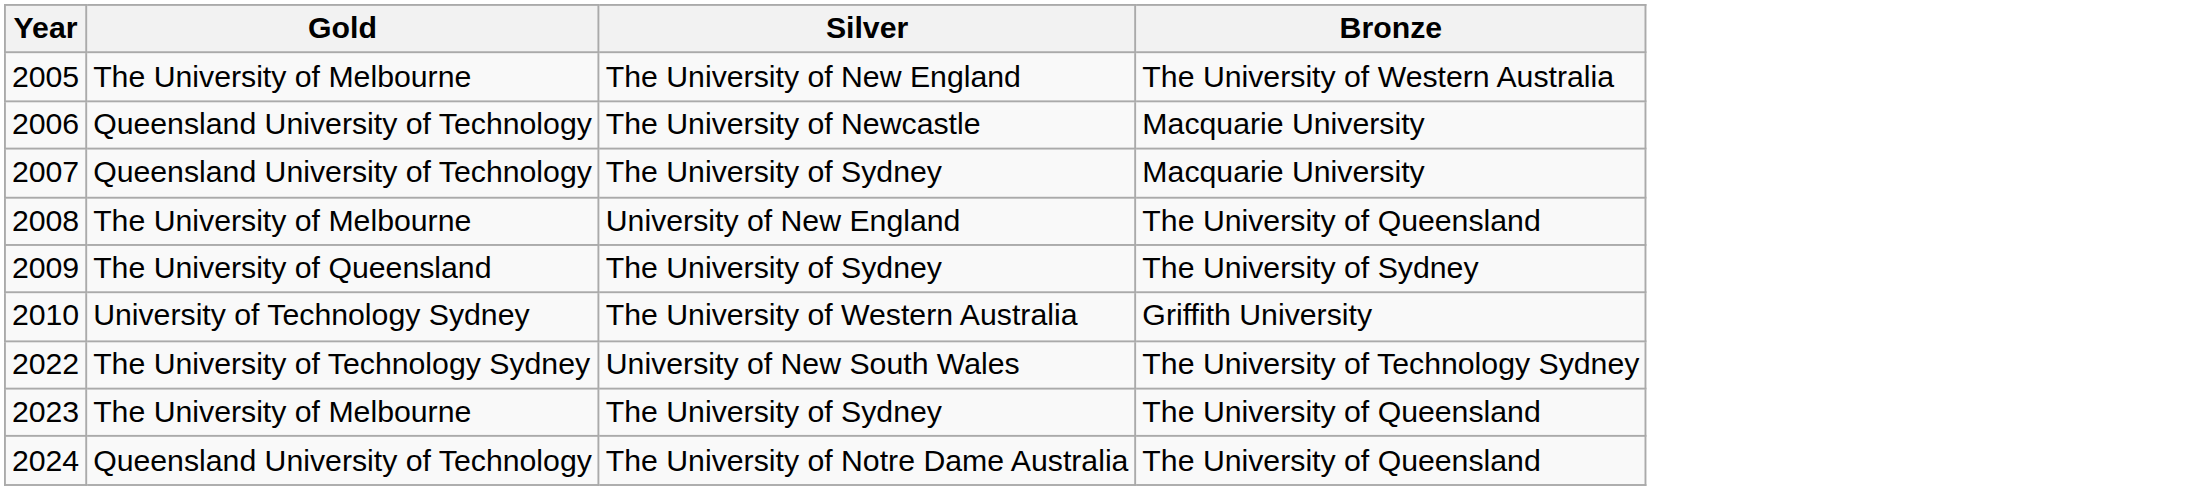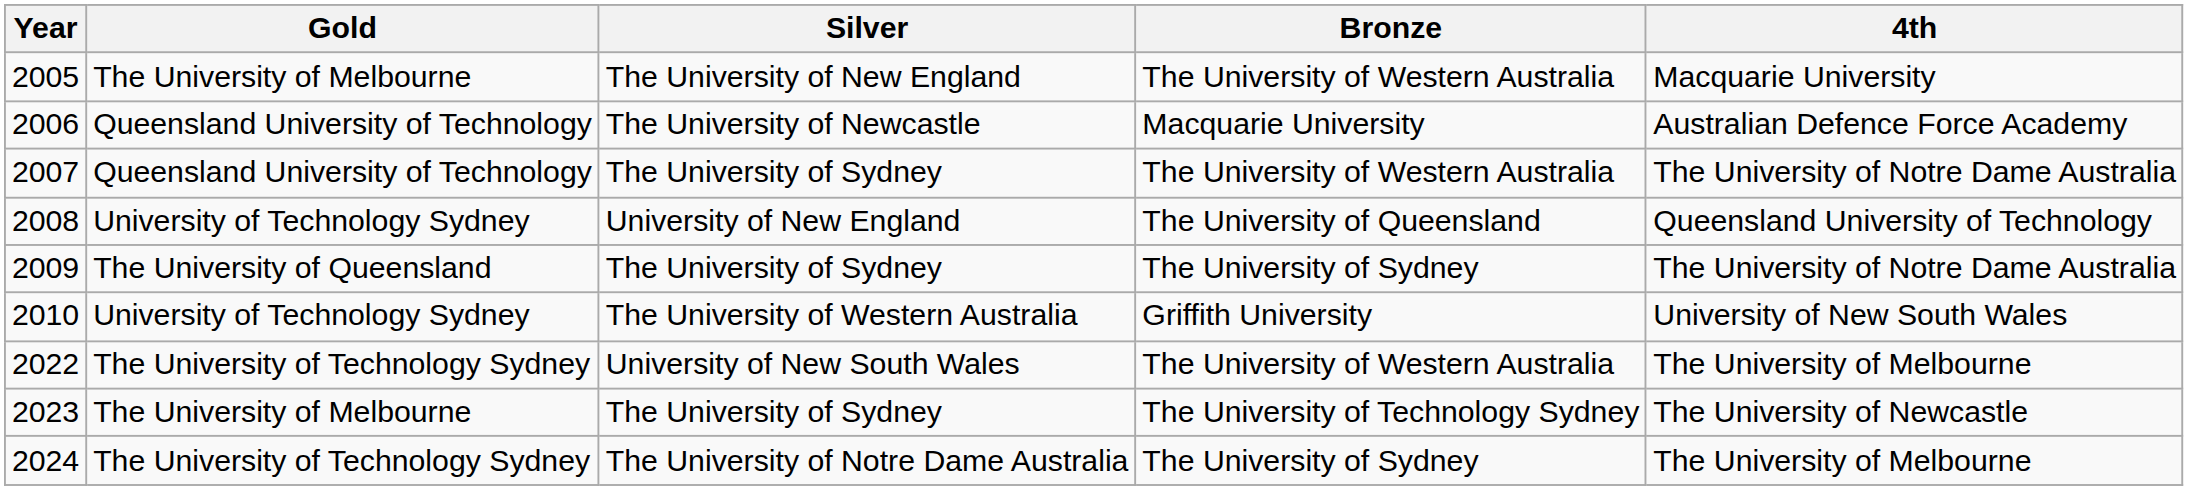+ column: (1915, 28)
(1284, 172) Macquarie University -> (1378, 172) The University of Western Australia
(282, 220) The University of Melbourne -> (311, 220) University of Technology Sydney
(1391, 364) The University of Technology Sydney -> (1378, 364) The University of Western Australia
(1342, 412) The University of Queensland -> (1391, 412) The University of Technology Sydney
(342, 460) Queensland University of Technology -> (342, 460) The University of Technology Sydney
(1342, 460) The University of Queensland -> (1310, 460) The University of Sydney
